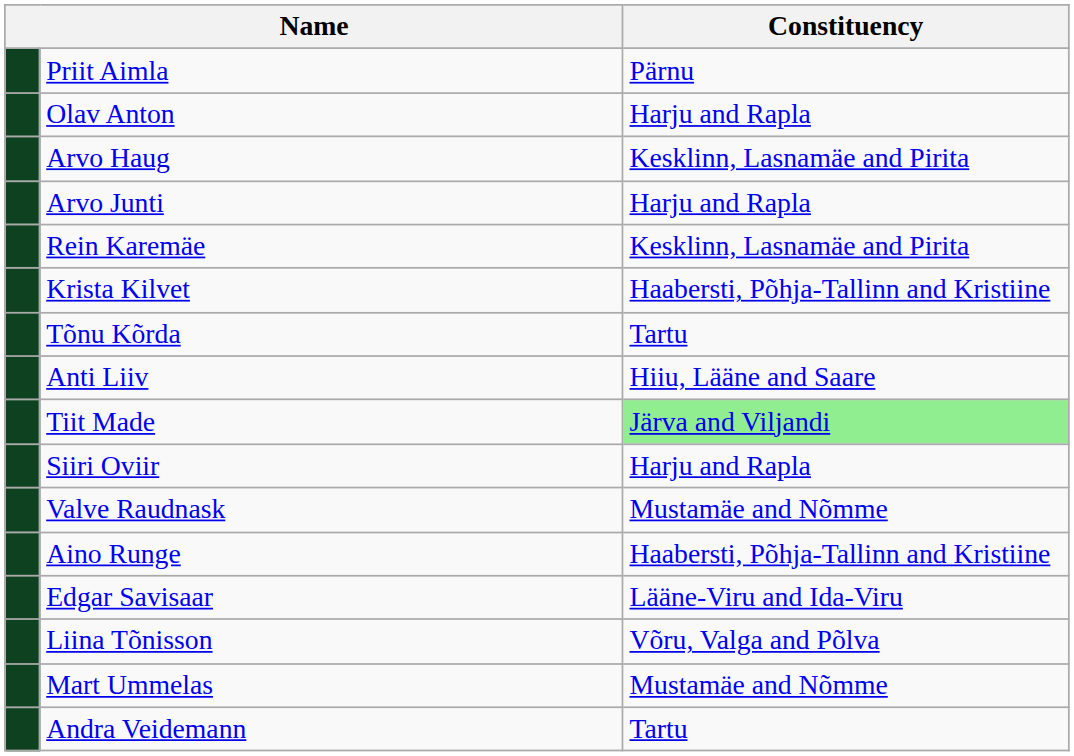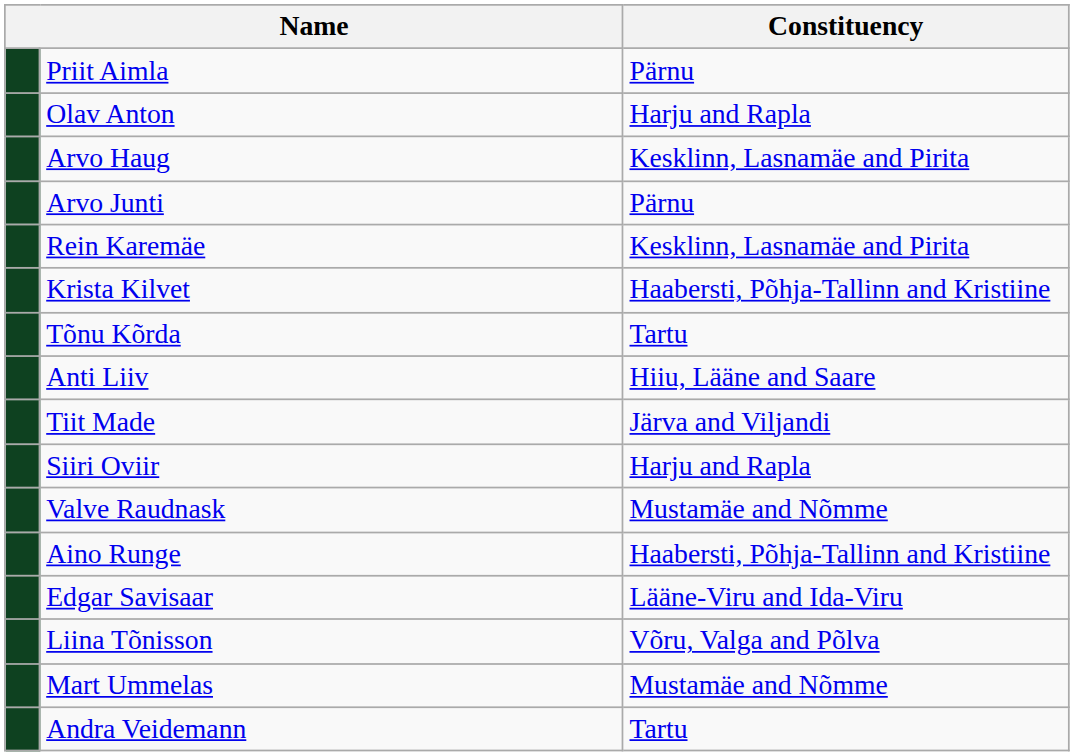(720, 202) Harju and Rapla -> (662, 202) Pärnu
(730, 421) lightgreen background -> (730, 421) no background
